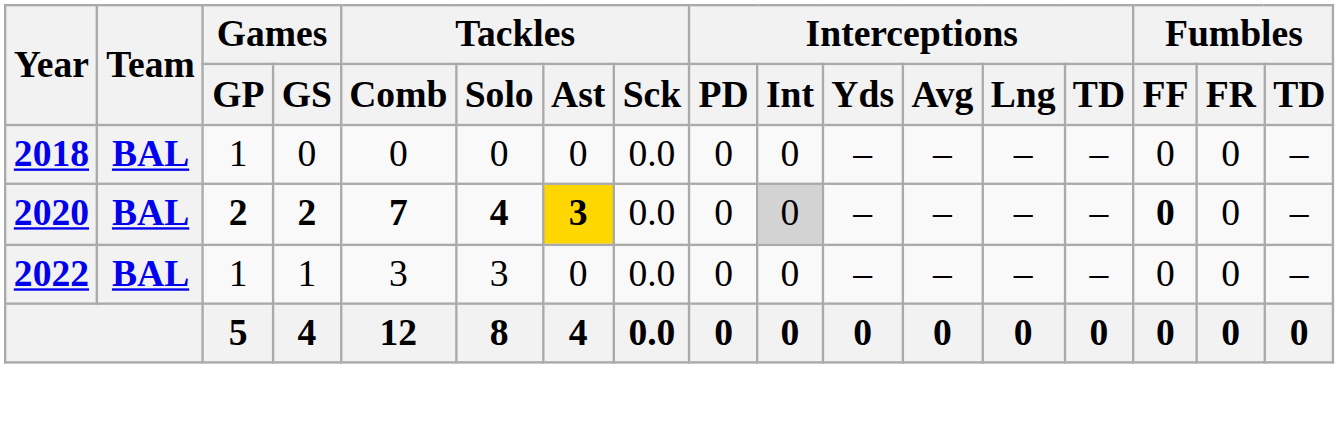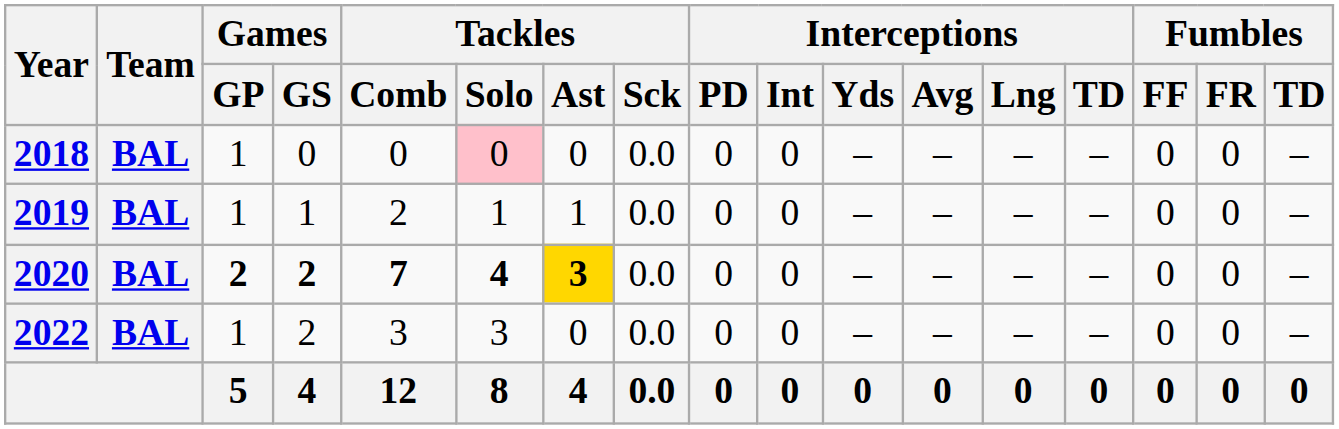(499, 153) no background -> (499, 153) pink background
+ row: (51, 213)
(790, 213) lightgrey background -> (790, 272) no background
(1165, 213) bold -> (1165, 272) normal
(307, 272) 1 -> (307, 332) 2
